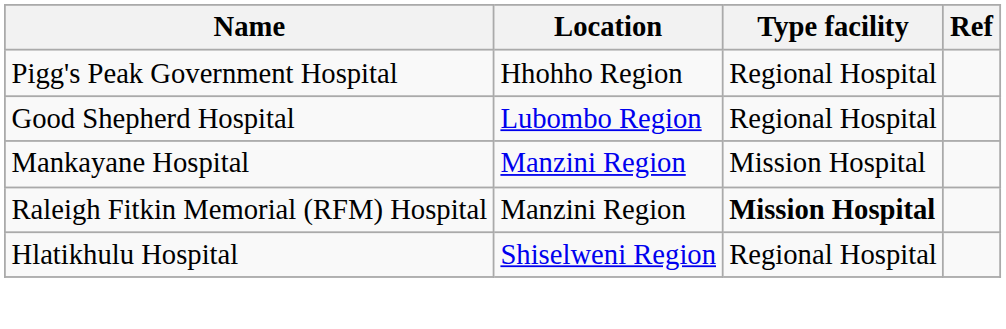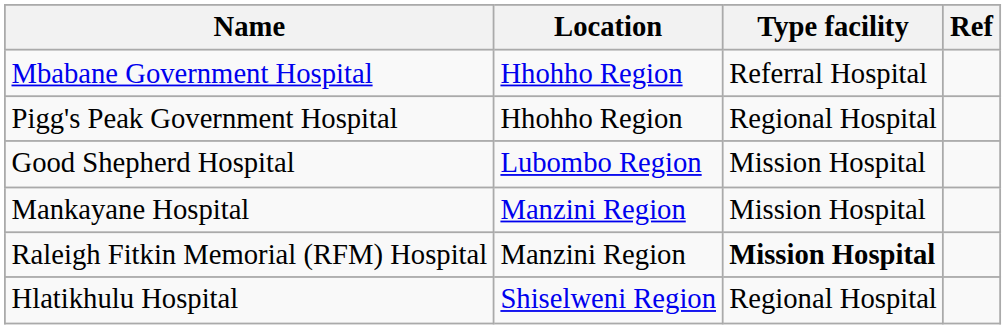+ row: (192, 72)
(833, 118) Regional Hospital -> (827, 163) Mission Hospital
